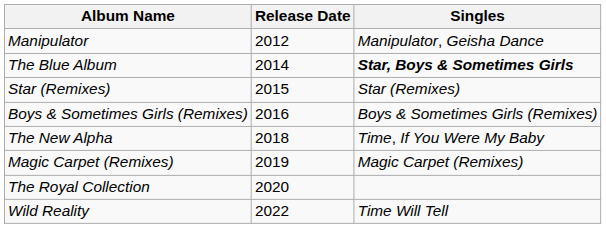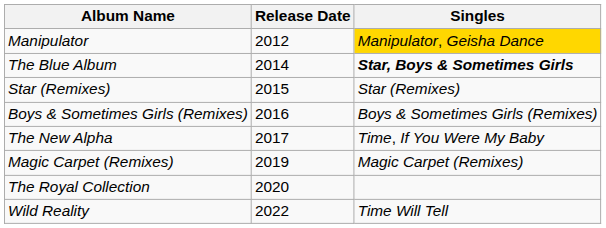(451, 41) no background -> (451, 41) gold background
(272, 138) 2018 -> (272, 138) 2017
